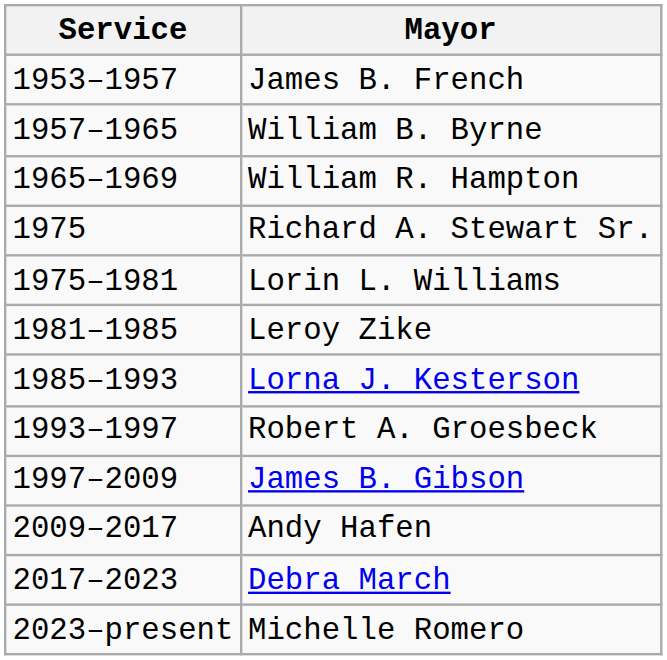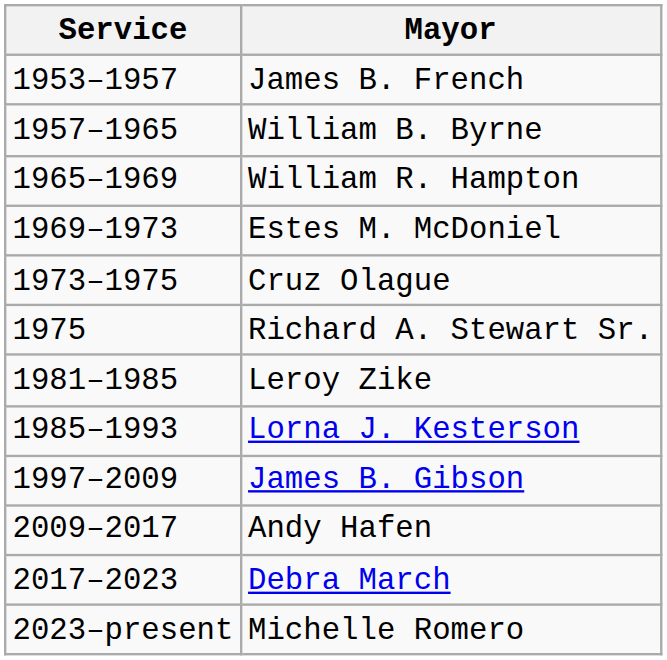+ row: (405, 230)
+ row: (349, 280)
- row: (405, 280)
- row: (423, 430)
